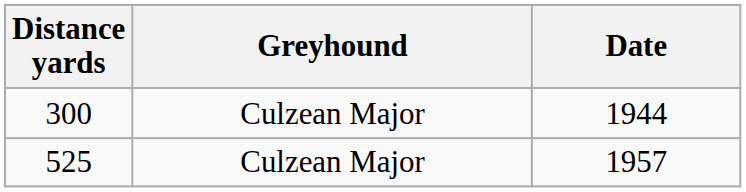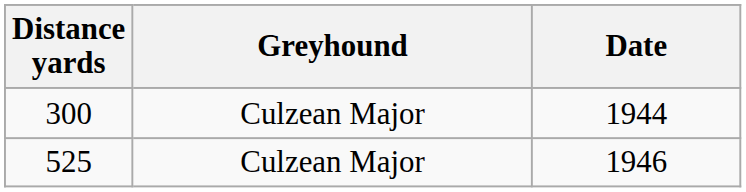(636, 161) 1957 -> (636, 161) 1946
